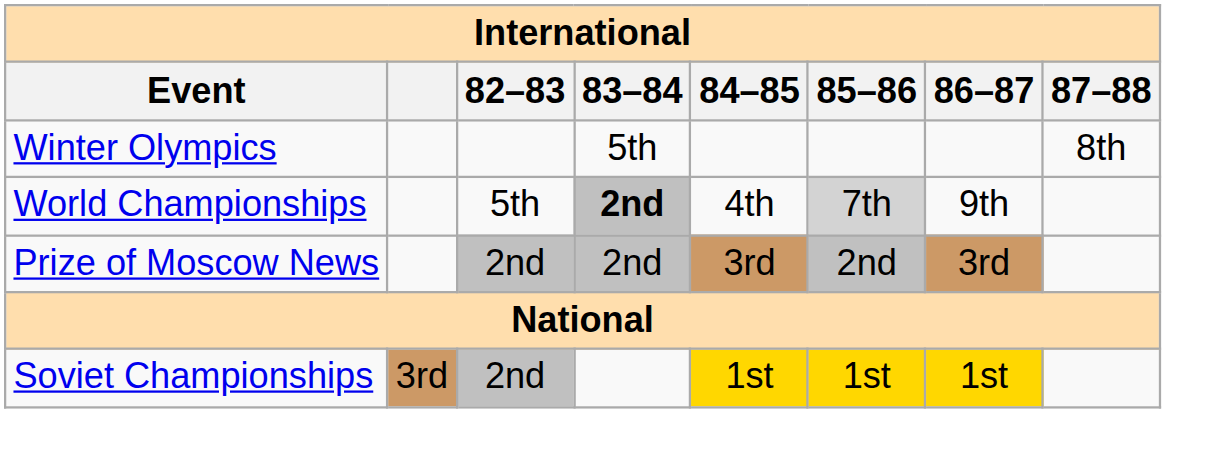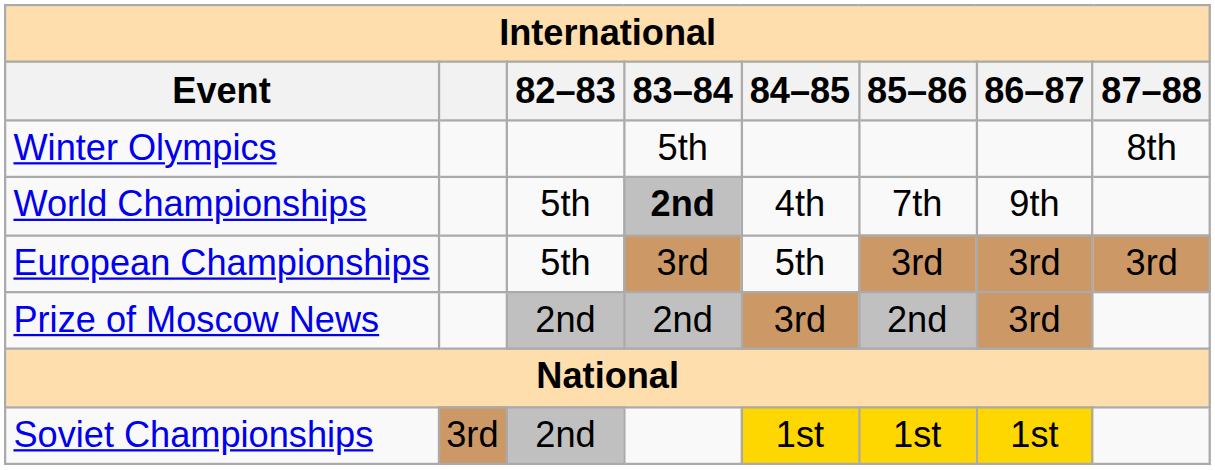(867, 205) lightgrey background -> (917, 205) no background
+ row: (222, 262)
